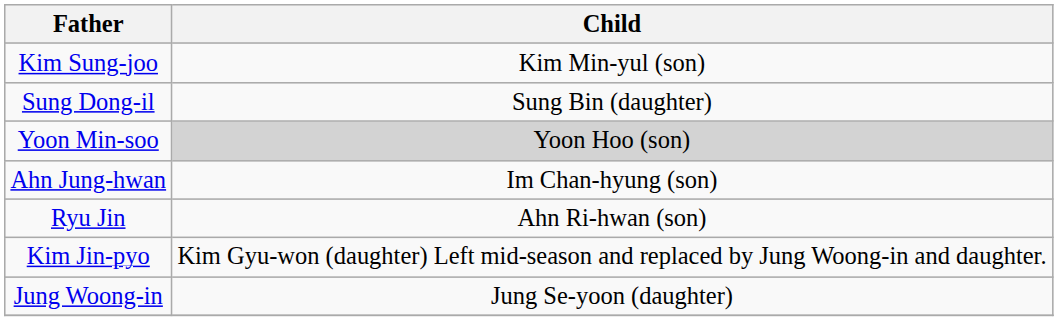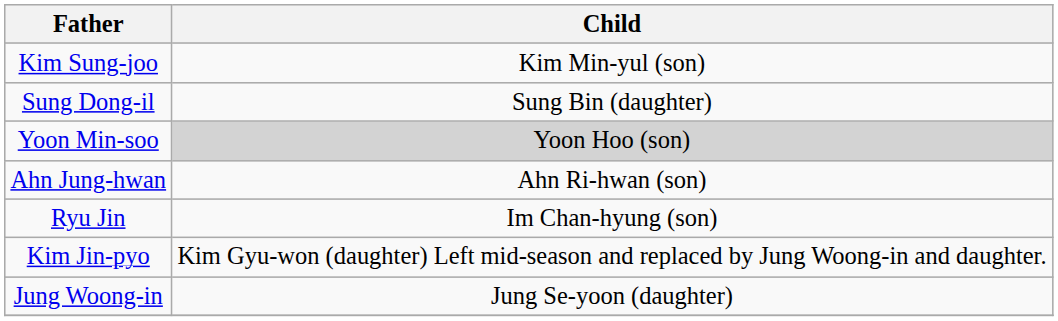(612, 179) Im Chan-hyung (son) -> (612, 179) Ahn Ri-hwan (son)
(612, 218) Ahn Ri-hwan (son) -> (612, 218) Im Chan-hyung (son)
